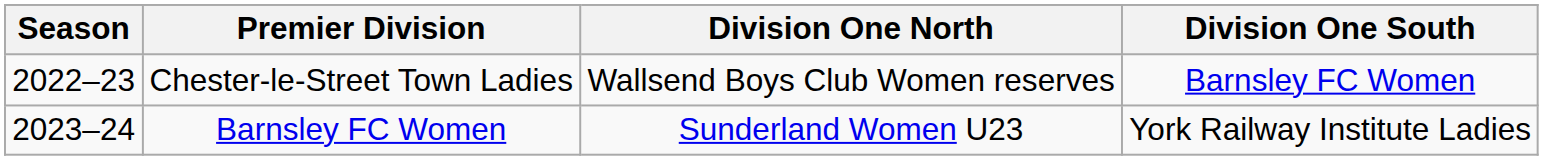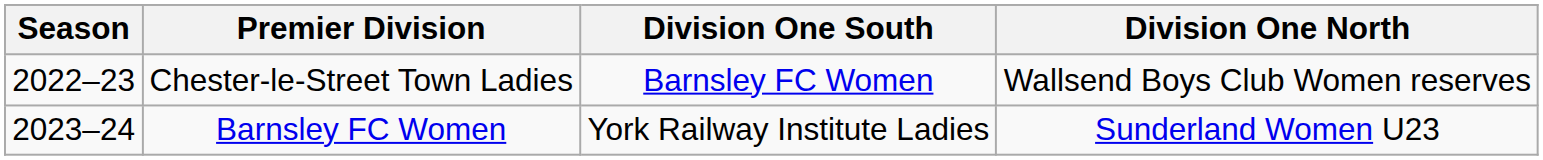columns swapped: (851, 29) <-> (1330, 29)
